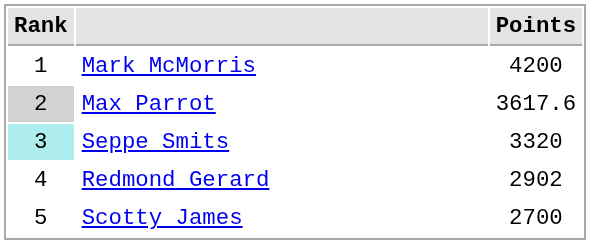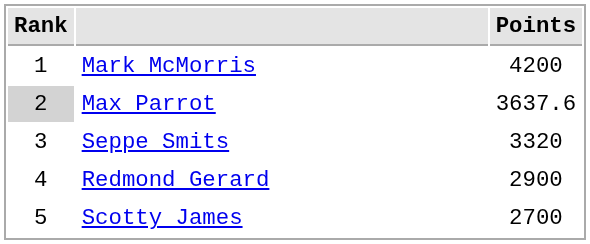(536, 104) 3617.6 -> (536, 104) 3637.6
(41, 142) paleturquoise background -> (41, 142) no background
(536, 180) 2902 -> (536, 180) 2900
